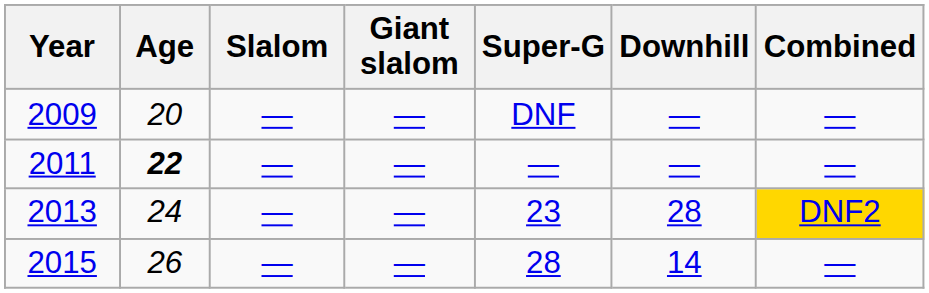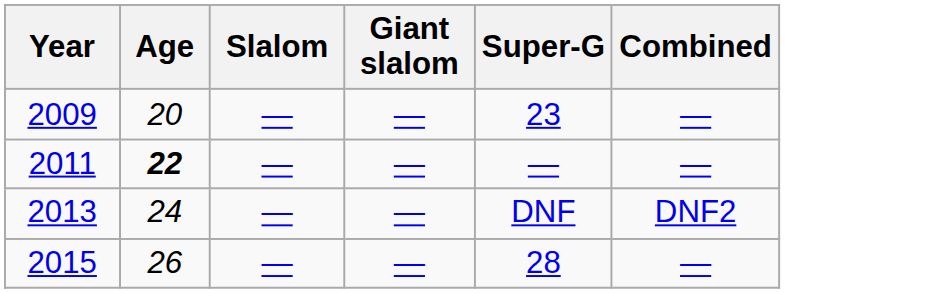- column: (684, 46)
(543, 113) DNF -> (543, 113) 23
(543, 212) 23 -> (543, 212) DNF
(840, 212) gold background -> (696, 212) no background
